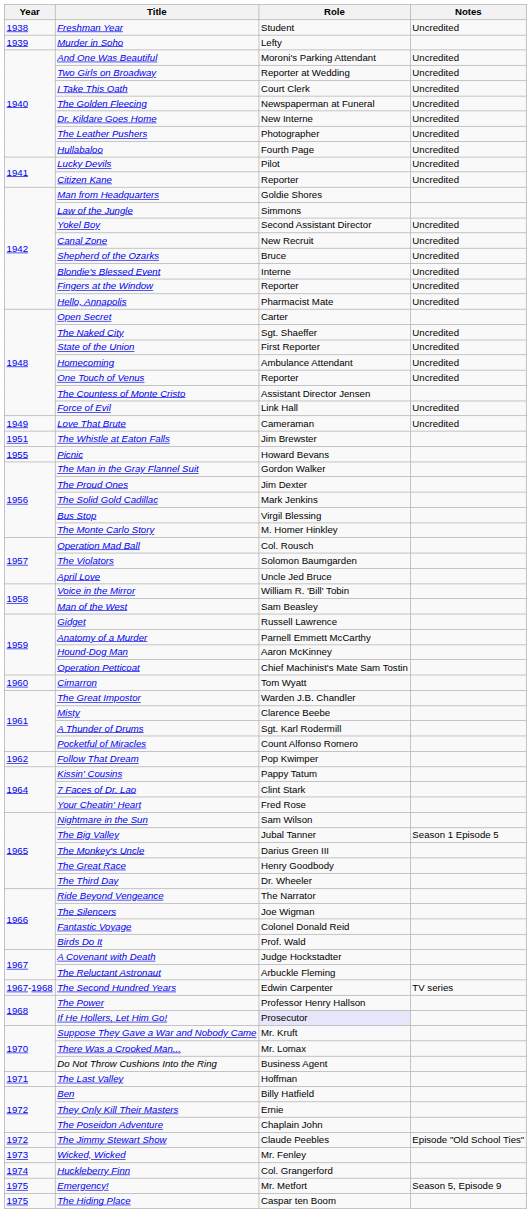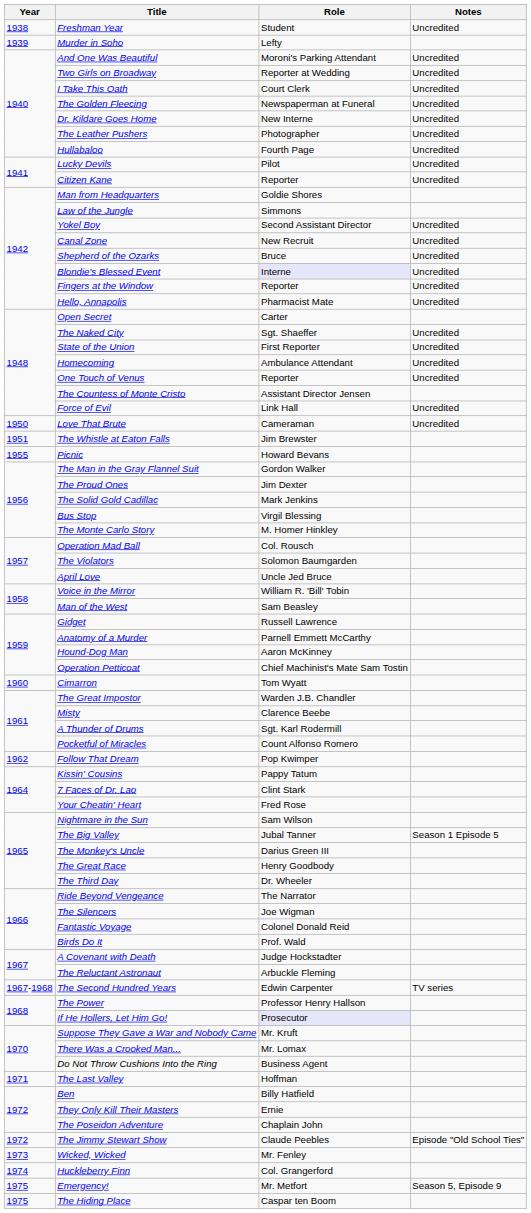(276, 271) no background -> (276, 271) lavender background
(17, 424) 1949 -> (17, 424) 1950
